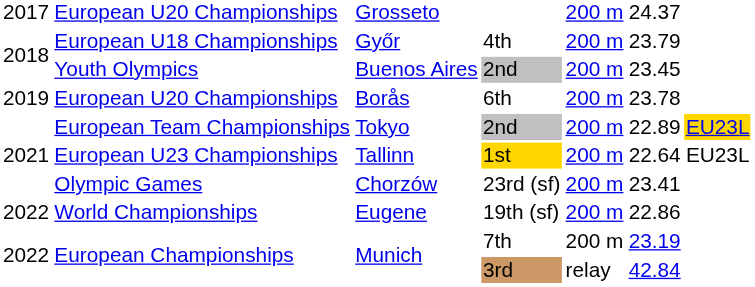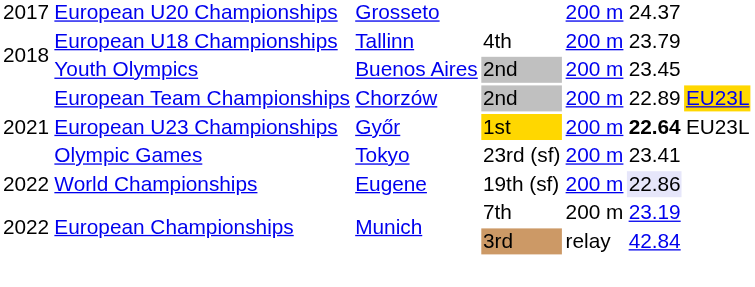(378, 41) Győr -> (385, 41) Tallinn
- row: (196, 98)
(382, 126) Tokyo -> (396, 98) Chorzów
(385, 155) Tallinn -> (378, 126) Győr
(655, 155) normal -> (655, 126) bold
(396, 184) Chorzów -> (382, 155) Tokyo
(655, 212) no background -> (655, 184) lavender background
